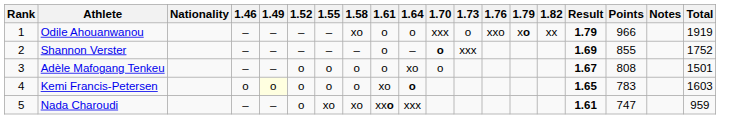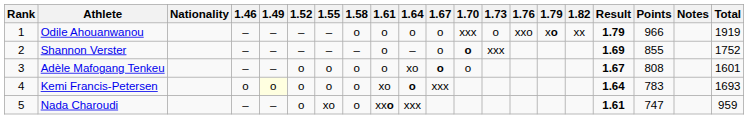+ column: (440, 14)
(357, 32) xo -> (357, 32) o
(700, 68) 1501 -> (728, 68) 1601
(586, 87) 1.65 -> (613, 87) 1.64
(700, 87) 1603 -> (728, 87) 1693
(357, 105) xo -> (357, 105) o
